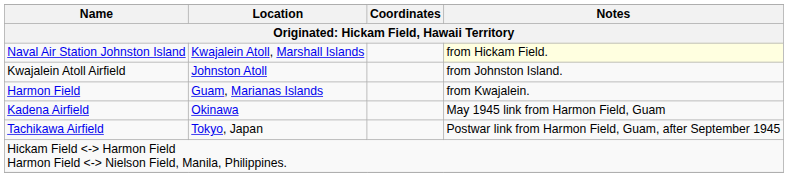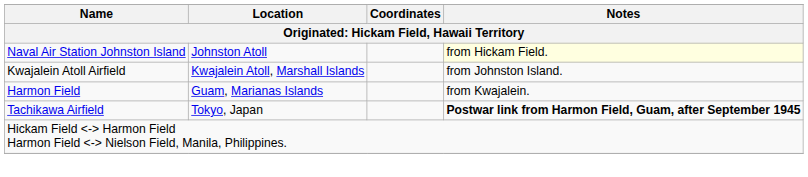(278, 52) Kwajalein Atoll, Marshall Islands -> (229, 52) Johnston Atoll
(229, 71) Johnston Atoll -> (278, 71) Kwajalein Atoll, Marshall Islands
- row: (48, 110)
(613, 129) normal -> (623, 110) bold
